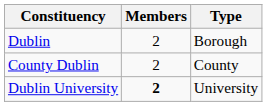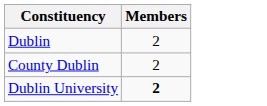- column: (226, 16)
